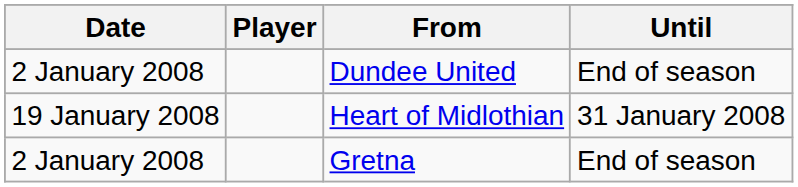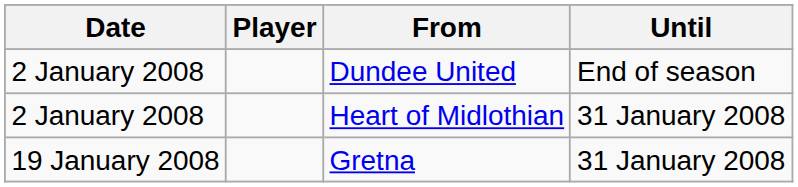(116, 116) 19 January 2008 -> (108, 116) 2 January 2008
(108, 160) 2 January 2008 -> (116, 160) 19 January 2008
(666, 160) End of season -> (681, 160) 31 January 2008
